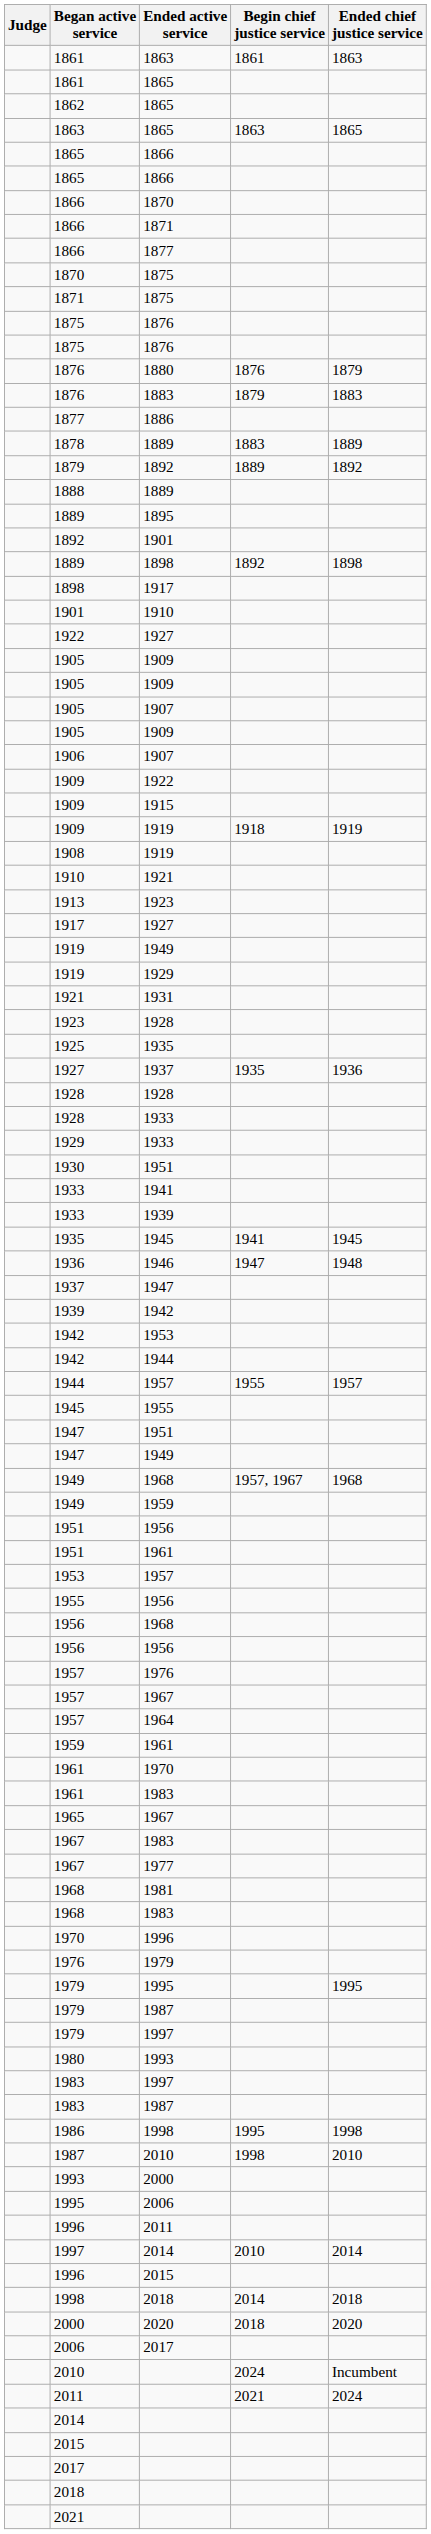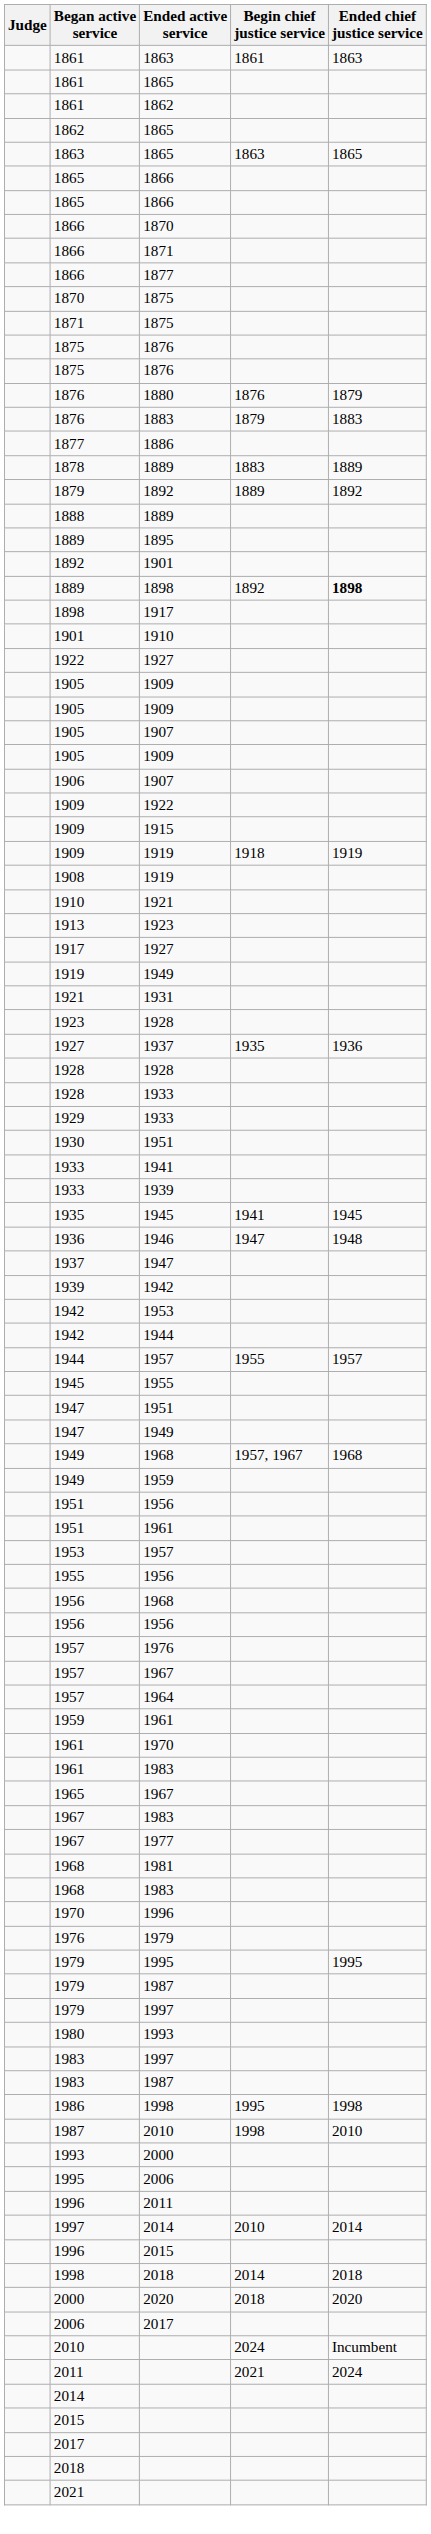+ row: (69, 105)
(347, 563) normal -> (347, 588) bold
- row: (69, 973)
- row: (69, 1046)
